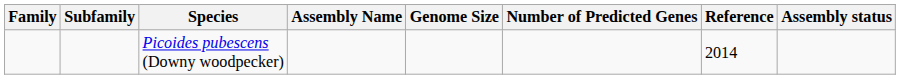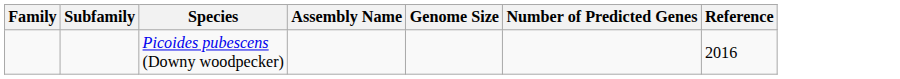- column: (837, 17)
(721, 52) 2014 -> (721, 52) 2016
